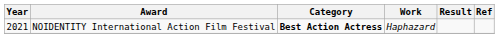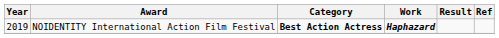(17, 26) 2021 -> (17, 26) 2019
(411, 26) normal -> (411, 26) bold
